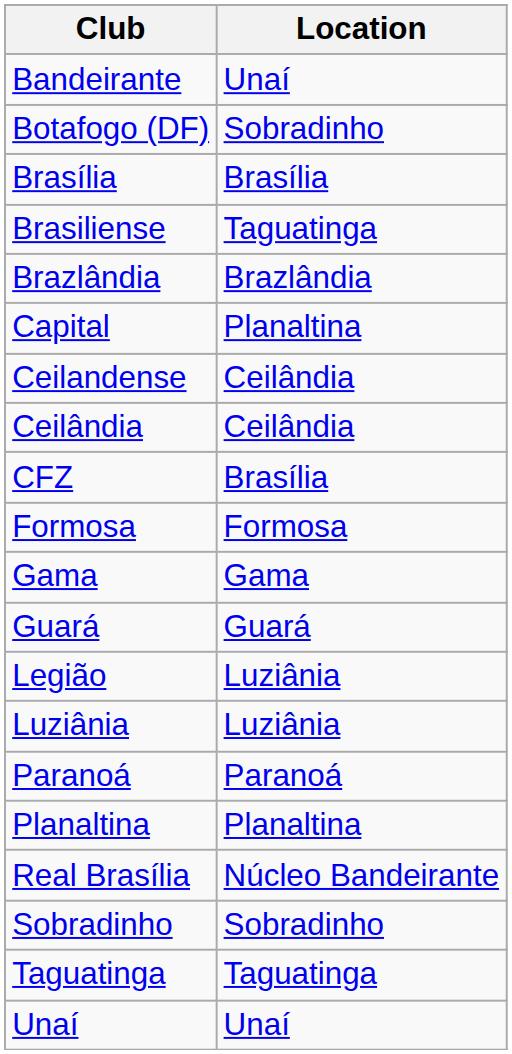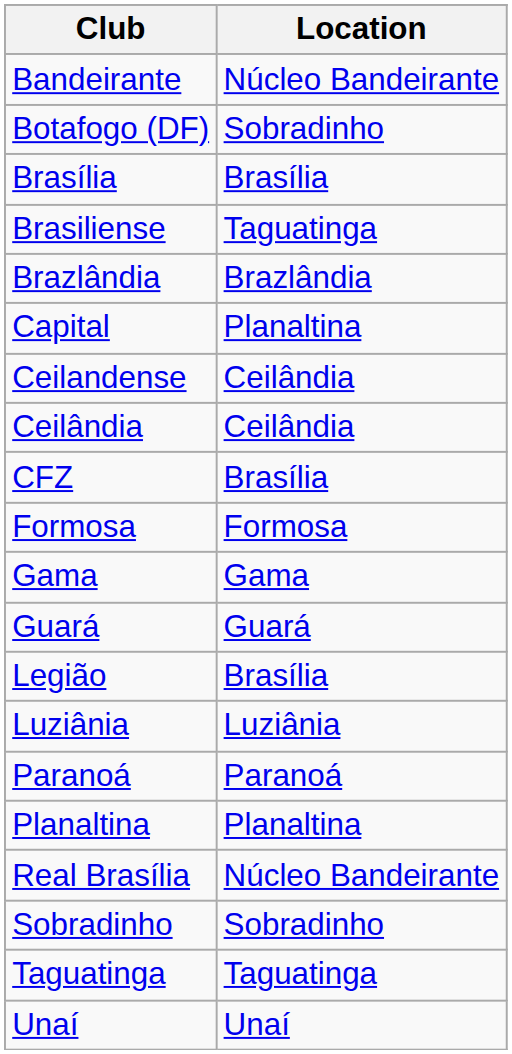(257, 79) Unaí -> (361, 79) Núcleo Bandeirante
(282, 675) Luziânia -> (276, 675) Brasília
